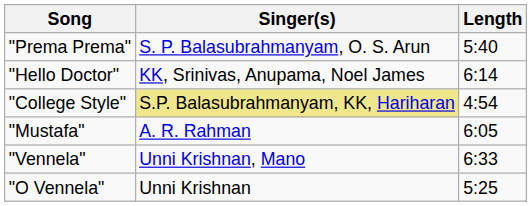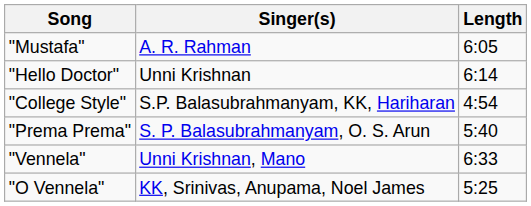rows swapped: (70, 47) <-> (47, 131)
(282, 75) KK, Srinivas, Anupama, Noel James -> (195, 75) Unni Krishnan
(297, 103) khaki background -> (297, 103) no background
(195, 188) Unni Krishnan -> (282, 188) KK, Srinivas, Anupama, Noel James
